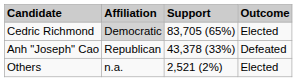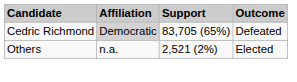(259, 31) Elected -> (259, 31) Defeated
- row: (53, 49)
